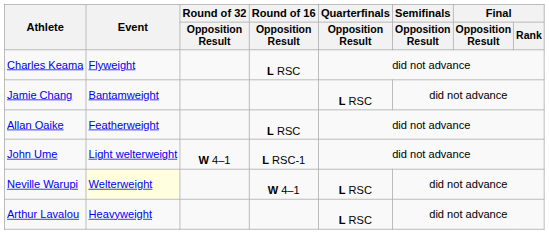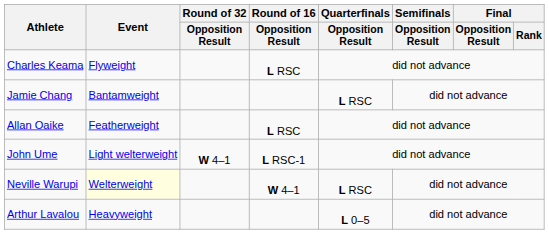(355, 221) L RSC -> (355, 221) L 0–5
